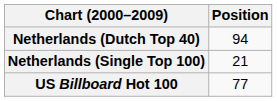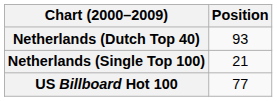(240, 38) 94 -> (240, 38) 93
